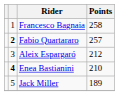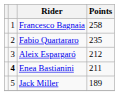(13, 39) bold -> (13, 39) normal
(96, 39) 257 -> (96, 39) 235
(96, 68) 210 -> (95, 68) 211
